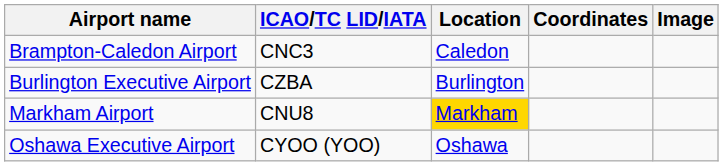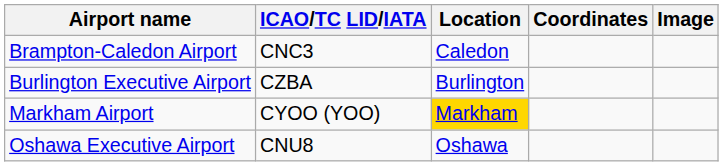(287, 113) CNU8 -> (320, 113) CYOO (YOO)
(320, 144) CYOO (YOO) -> (287, 144) CNU8
